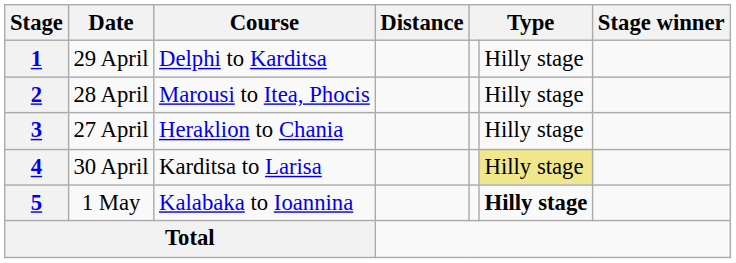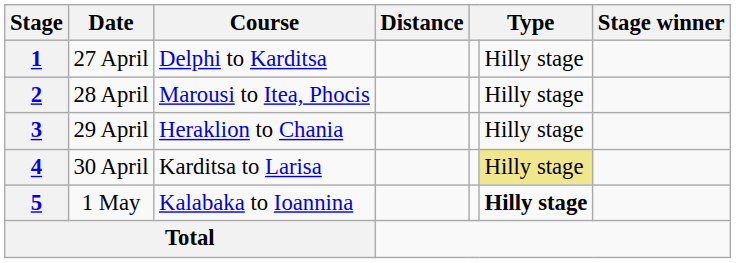(111, 58) 29 April -> (111, 58) 27 April
(111, 130) 27 April -> (111, 130) 29 April
